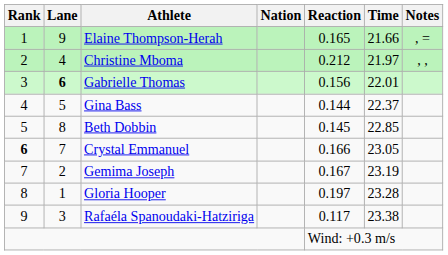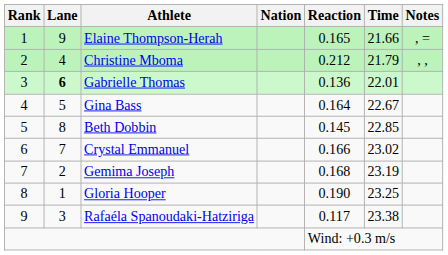(383, 60) 21.97 -> (383, 60) 21.79
(334, 82) 0.156 -> (334, 82) 0.136
(334, 104) 0.144 -> (334, 104) 0.164
(383, 104) 22.37 -> (383, 104) 22.67
(24, 149) bold -> (24, 149) normal
(383, 149) 23.05 -> (383, 149) 23.02
(334, 171) 0.167 -> (334, 171) 0.168
(334, 194) 0.197 -> (334, 194) 0.190
(383, 194) 23.28 -> (383, 194) 23.25
